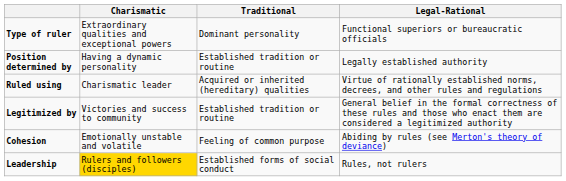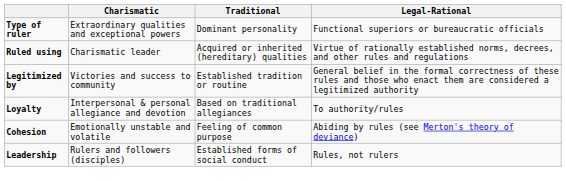- row: (39, 62)
+ row: (24, 109)
(132, 164) gold background -> (120, 155) no background
